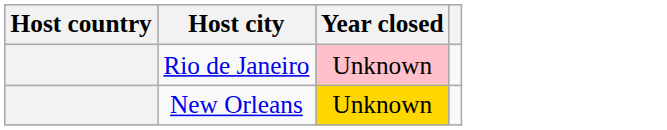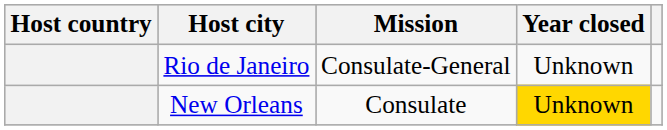+ column: (416, 24)
(382, 64) pink background -> (583, 64) no background
